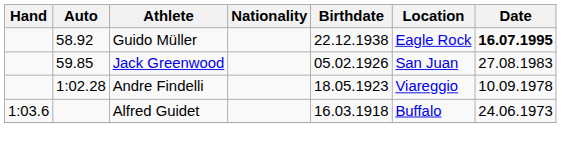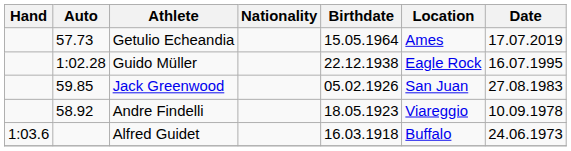+ row: (173, 39)
(75, 39) 58.92 -> (81, 63) 1:02.28
(516, 39) bold -> (526, 63) normal
(81, 87) 1:02.28 -> (75, 110) 58.92
